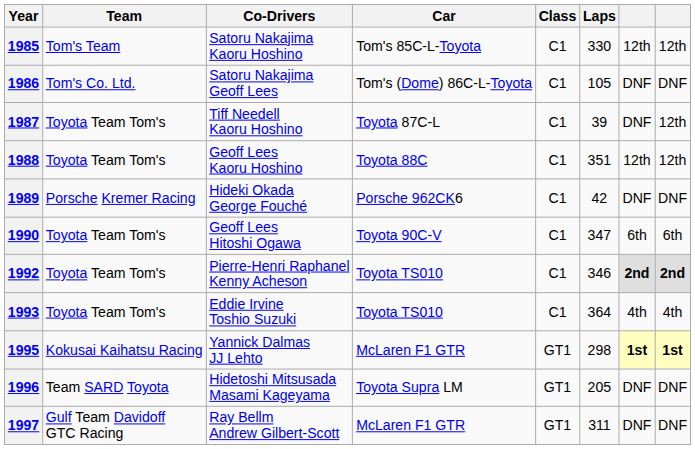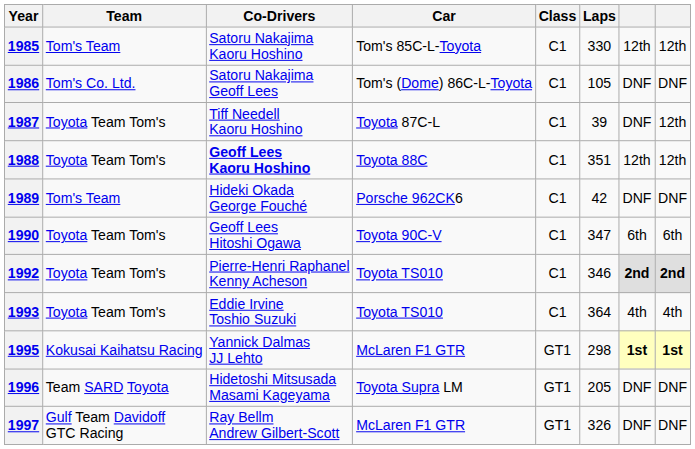(256, 160) normal -> (260, 160) bold
(121, 198) Porsche Kremer Racing -> (83, 198) Tom's Team
(599, 426) 311 -> (599, 426) 326
